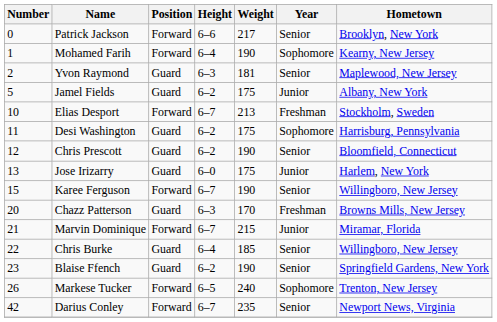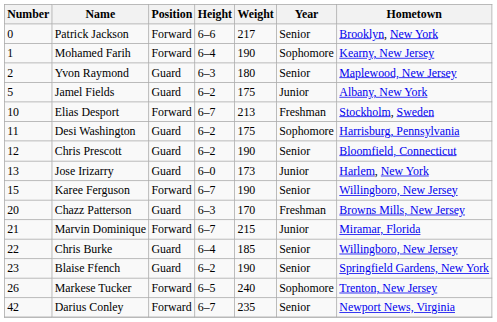(246, 73) 181 -> (246, 73) 180
(246, 170) 175 -> (246, 170) 173
